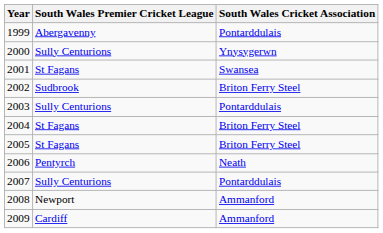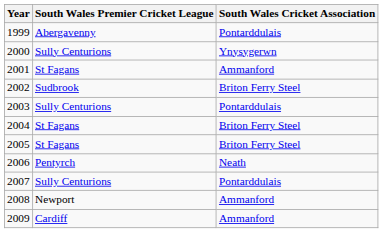(239, 69) Swansea -> (247, 69) Ammanford
